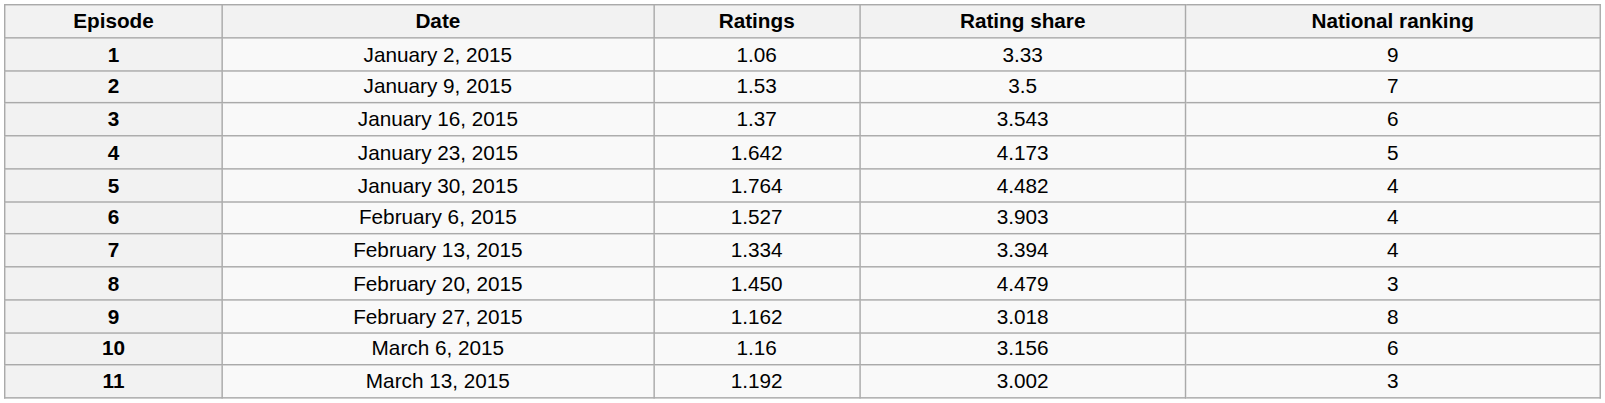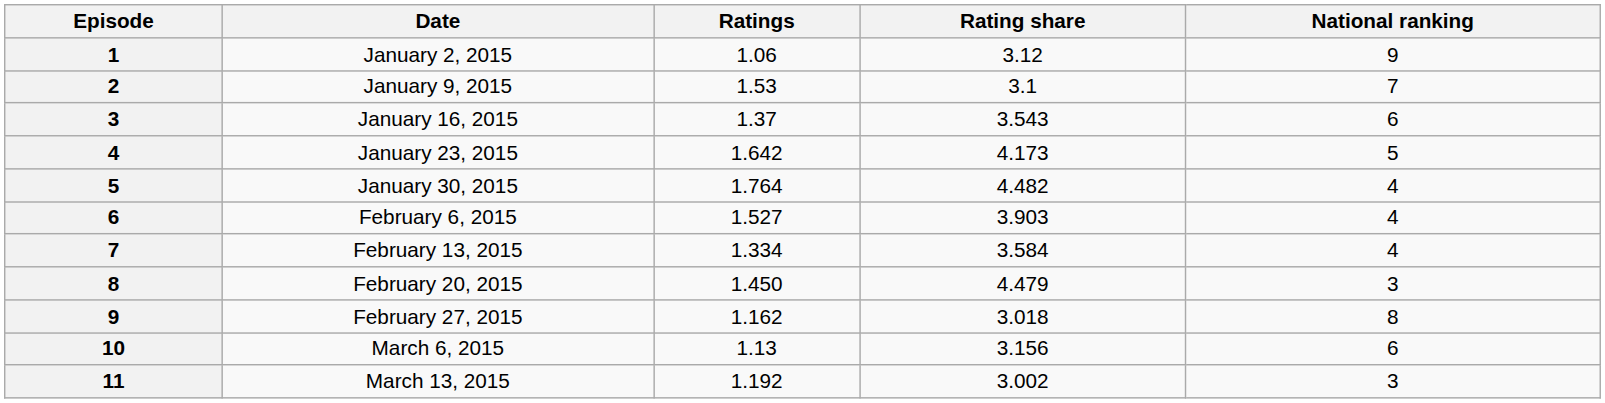(1023, 54) 3.33 -> (1023, 54) 3.12
(1023, 87) 3.5 -> (1023, 87) 3.1
(1023, 251) 3.394 -> (1023, 251) 3.584
(757, 349) 1.16 -> (757, 349) 1.13
